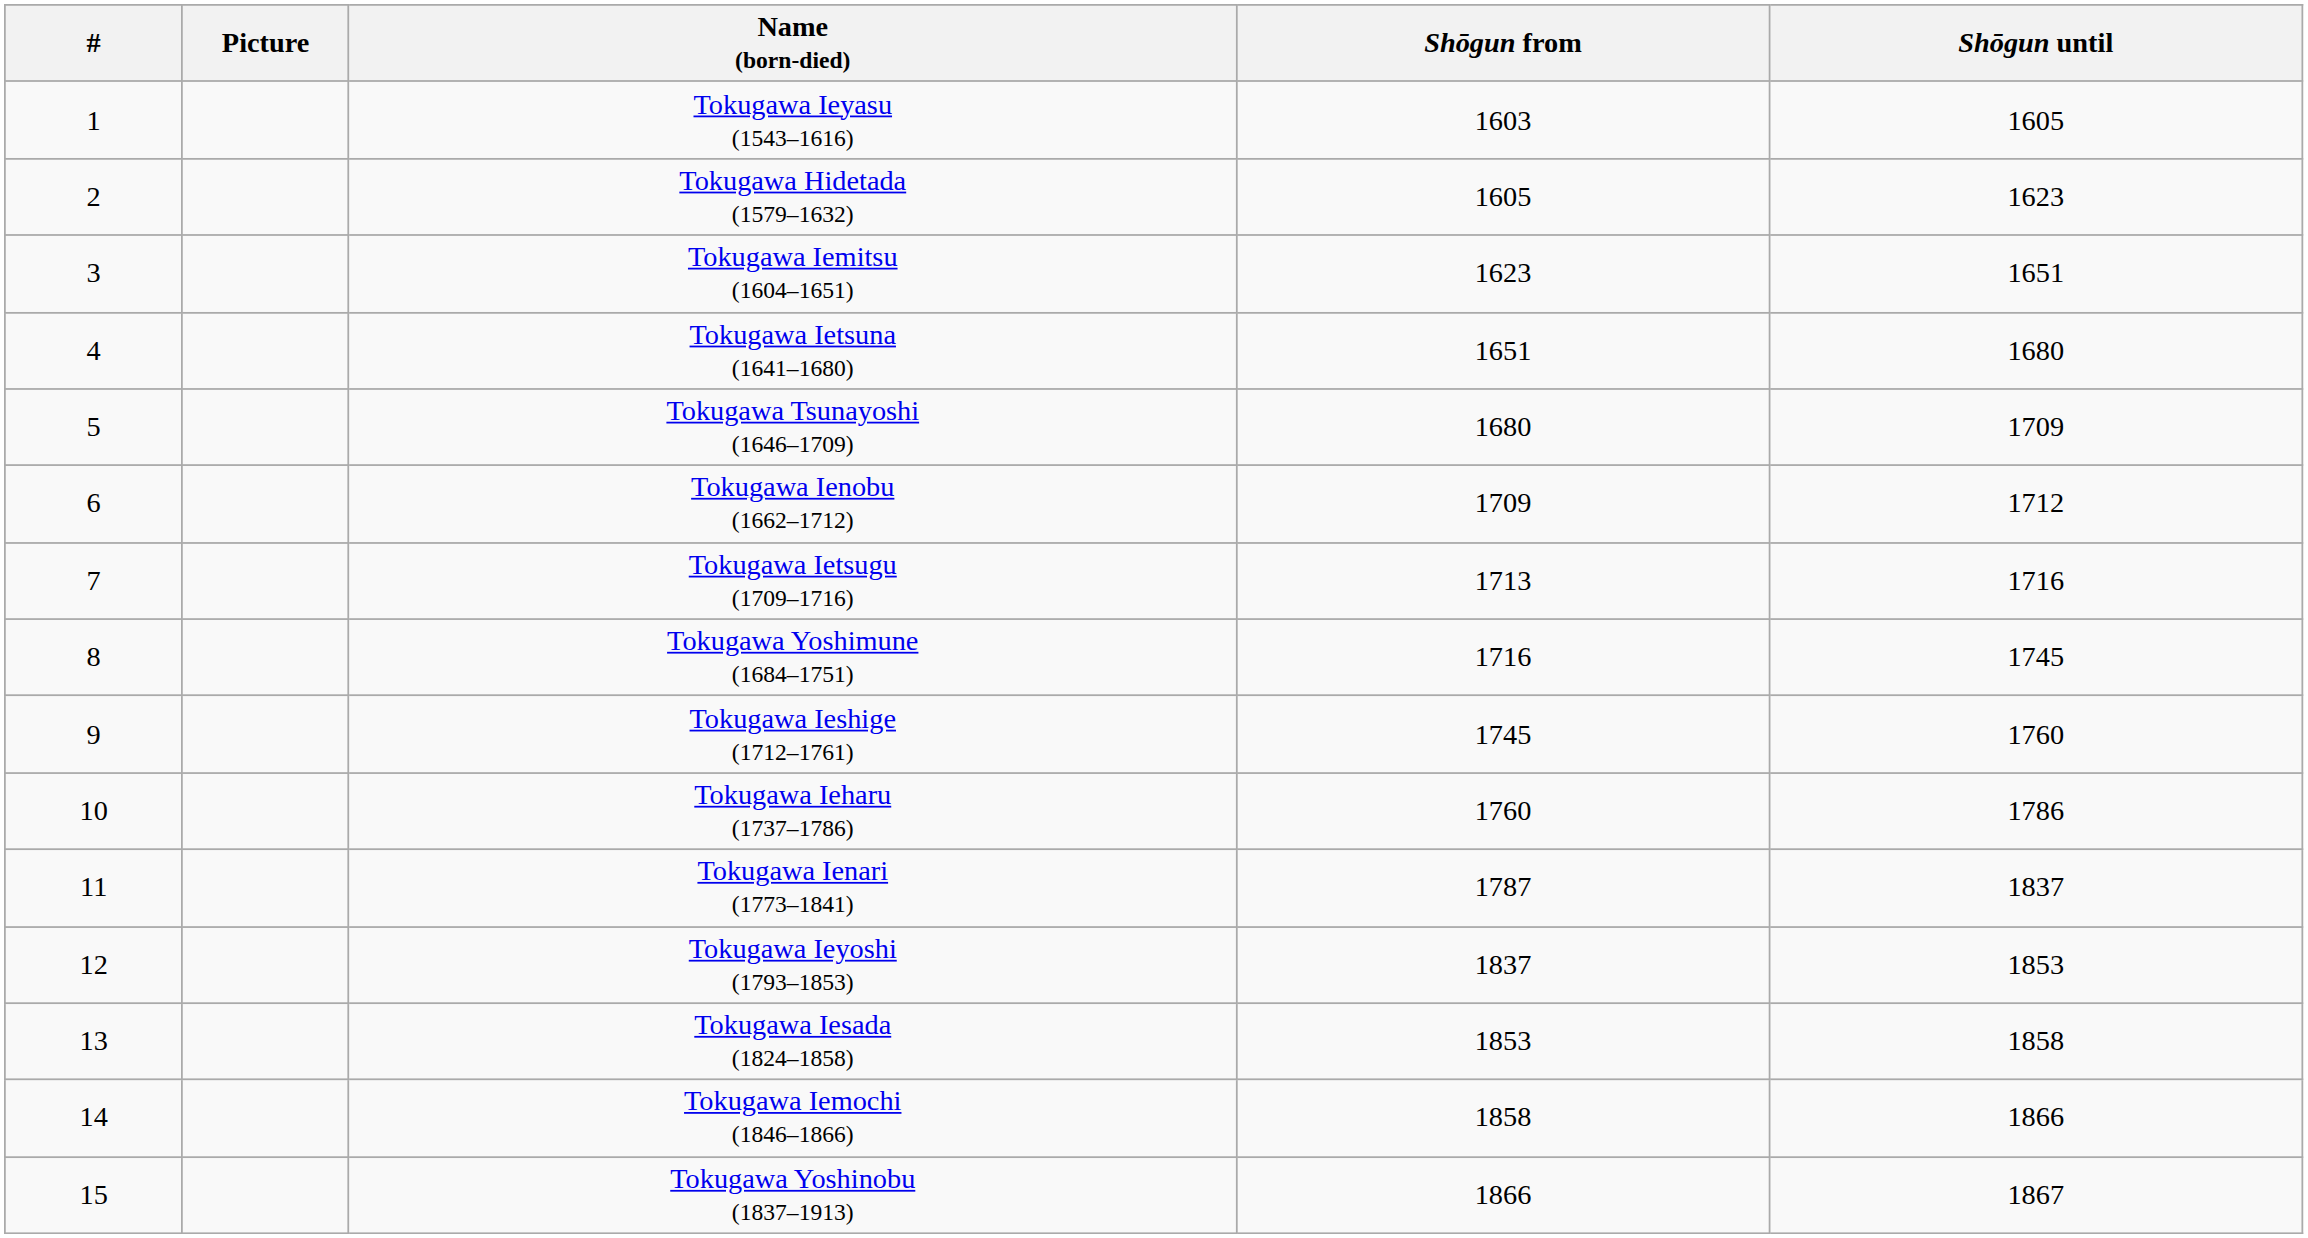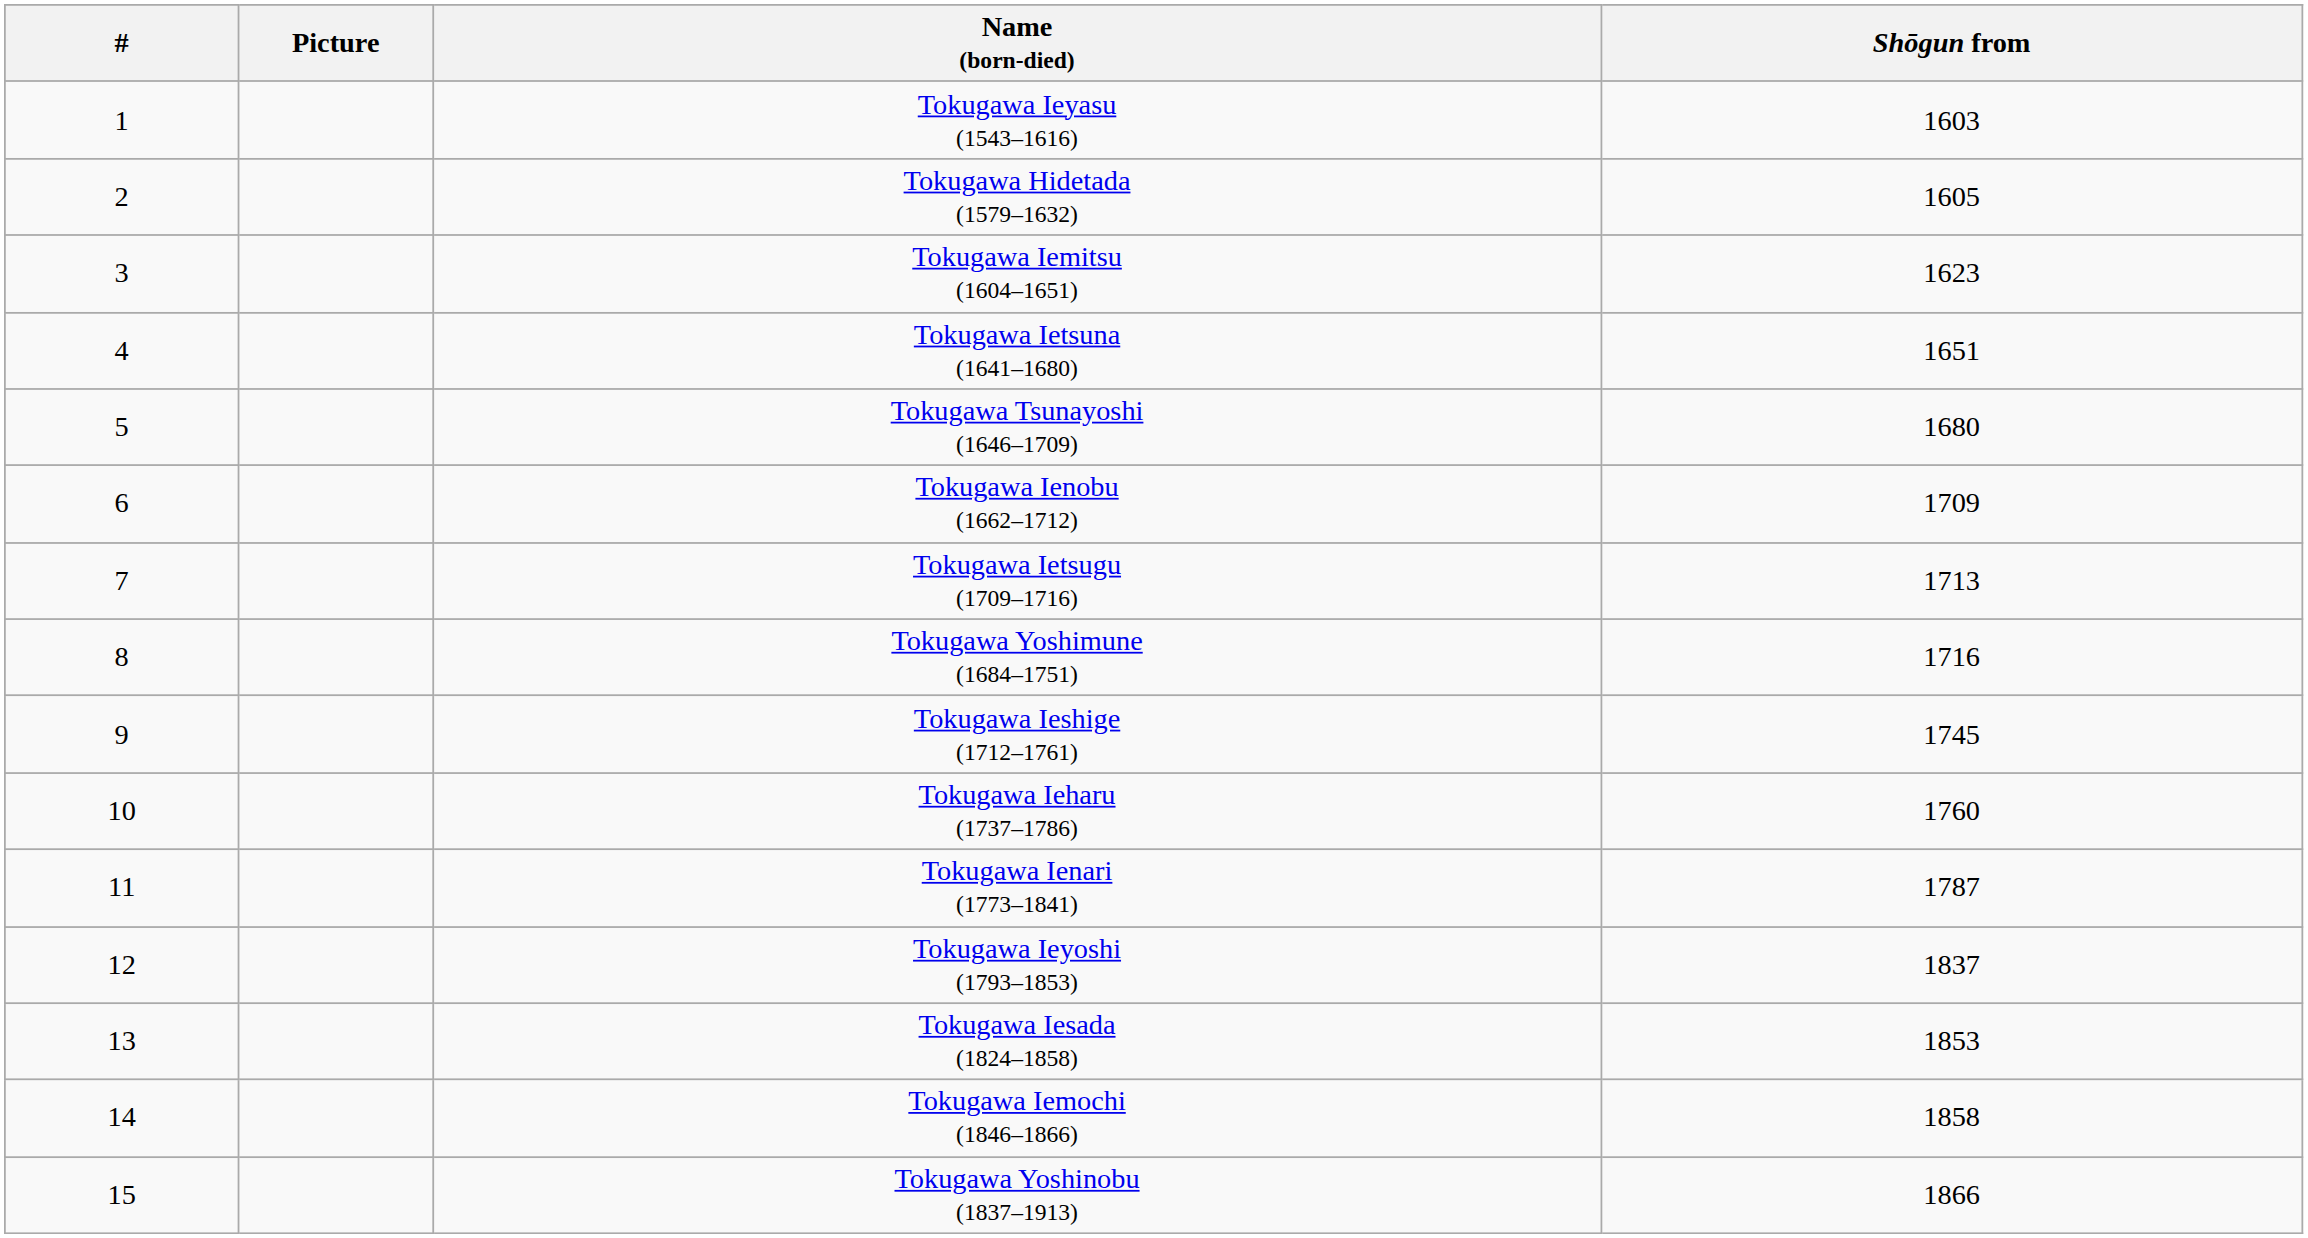- column: (2036, 42)
